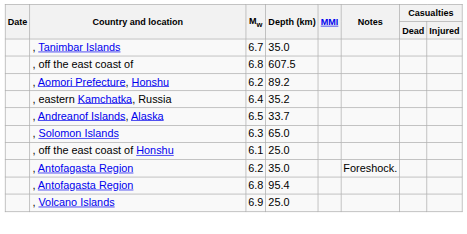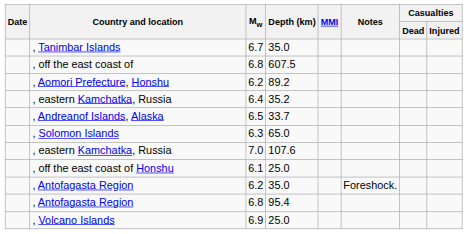+ row: (102, 151)
